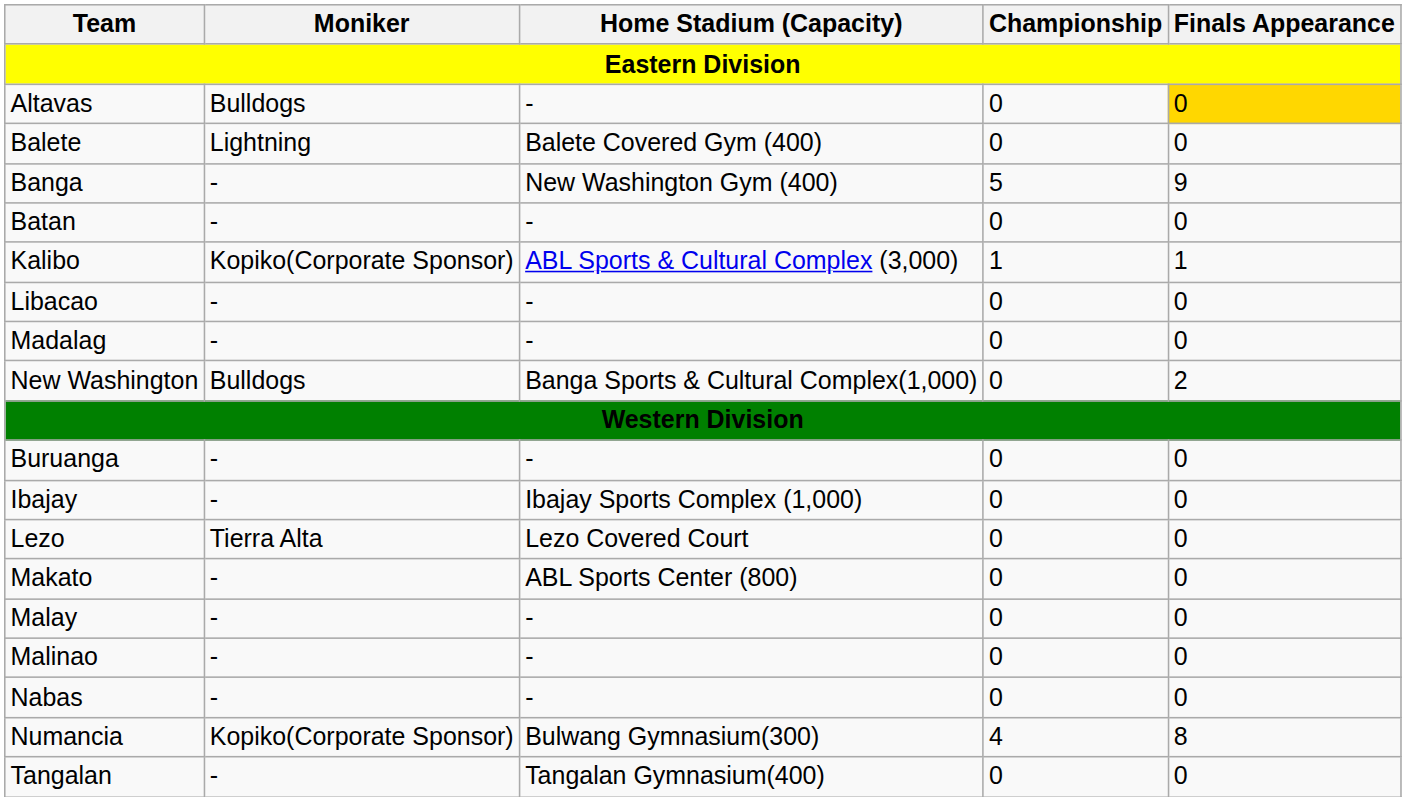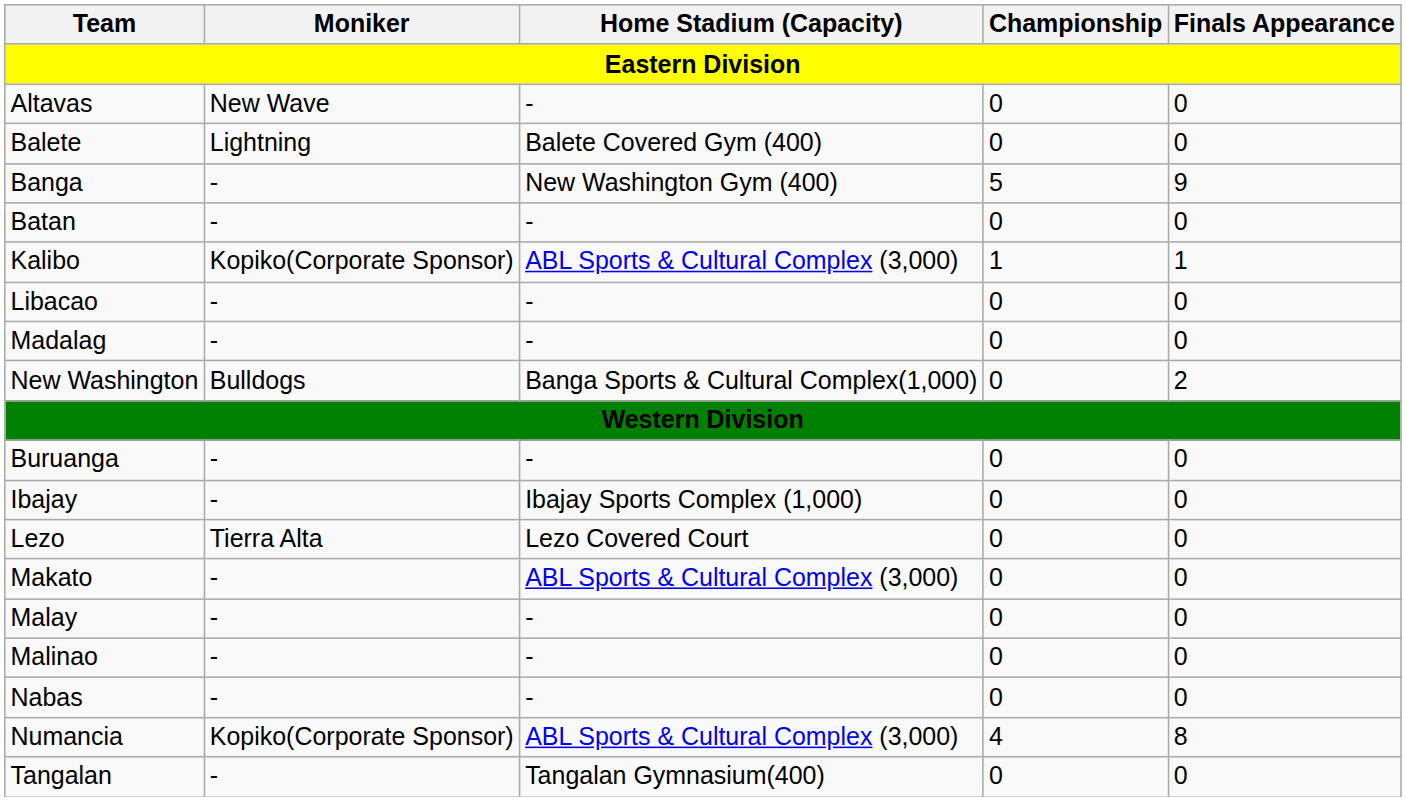(258, 103) Bulldogs -> (270, 103) New Wave
(1181, 103) gold background -> (1181, 103) no background
(661, 578) ABL Sports Center (800) -> (742, 578) ABL Sports & Cultural Complex (3,000)
(672, 736) Bulwang Gymnasium(300) -> (742, 736) ABL Sports & Cultural Complex (3,000)
